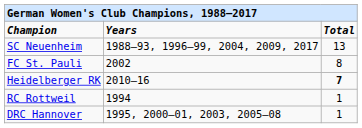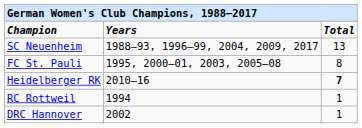(118, 64) 2002 -> (193, 64) 1995, 2000–01, 2003, 2005–08
(193, 115) 1995, 2000–01, 2003, 2005–08 -> (118, 115) 2002
